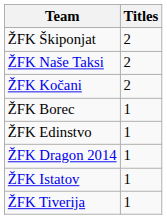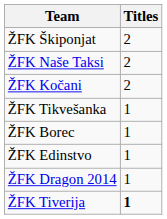+ row: (57, 109)
- row: (44, 179)
(127, 202) normal -> (127, 202) bold
